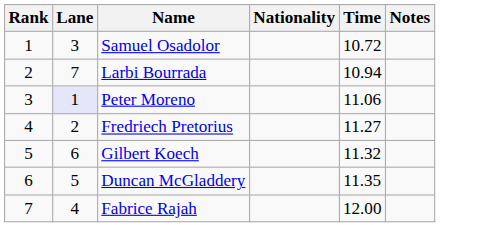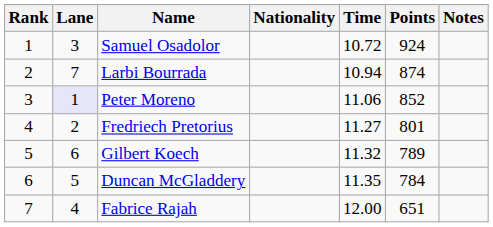+ column: (412, 18)
